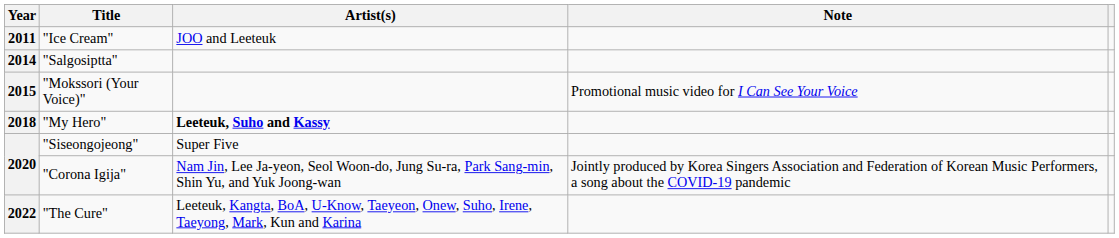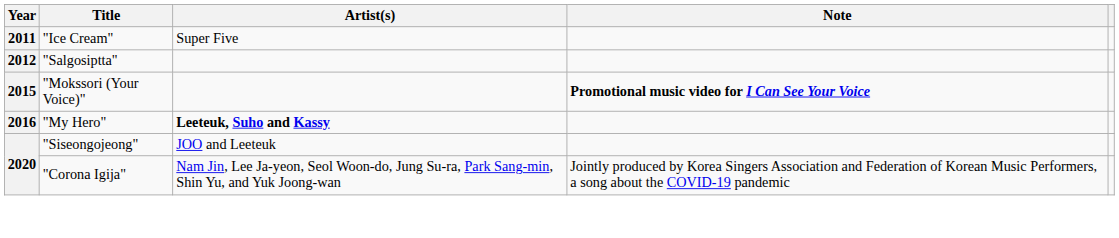(226, 38) JOO and Leeteuk -> (207, 38) Super Five
(22, 60) 2014 -> (22, 60) 2012
(714, 91) normal -> (720, 91) bold
(22, 122) 2018 -> (22, 122) 2016
(207, 144) Super Five -> (226, 144) JOO and Leeteuk
- row: (75, 213)
